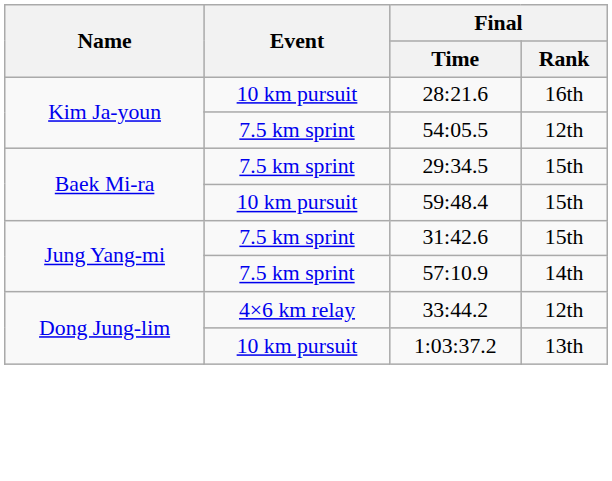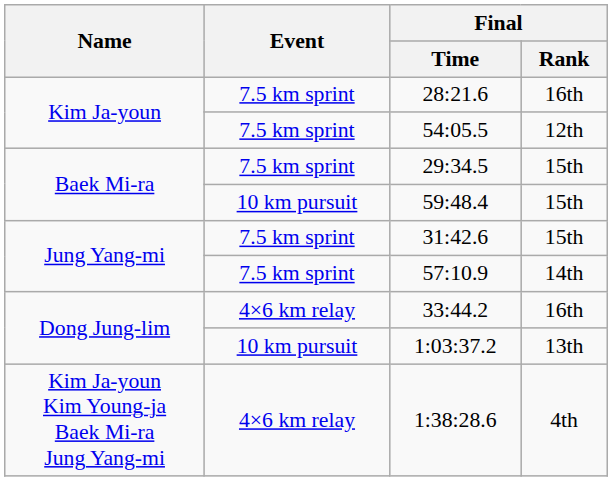(297, 94) 10 km pursuit -> (297, 94) 7.5 km sprint
(564, 309) 12th -> (564, 309) 16th
+ row: (455, 419)
